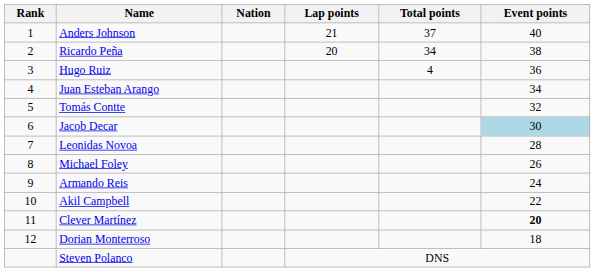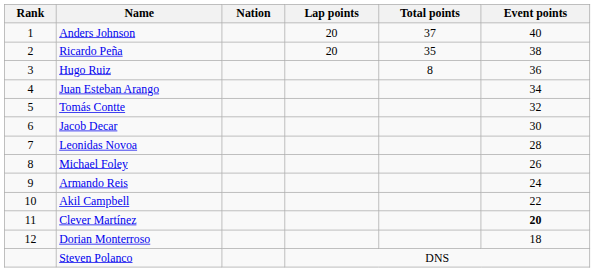(332, 32) 21 -> (332, 32) 20
(430, 51) 34 -> (430, 51) 35
(430, 70) 4 -> (430, 70) 8
(535, 126) lightblue background -> (535, 126) no background
